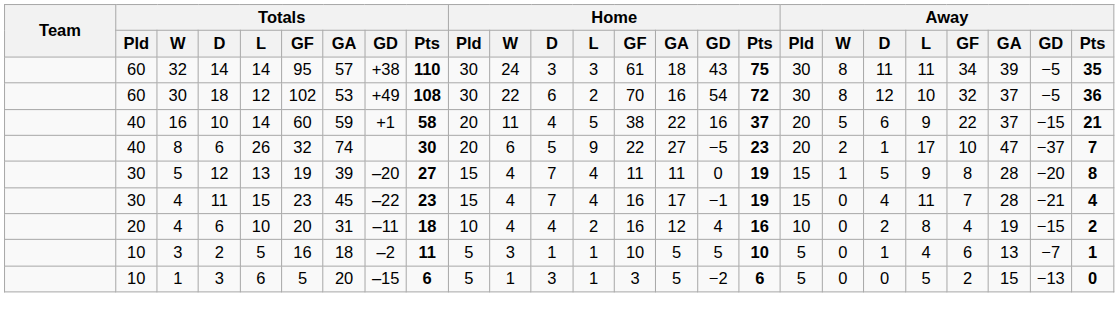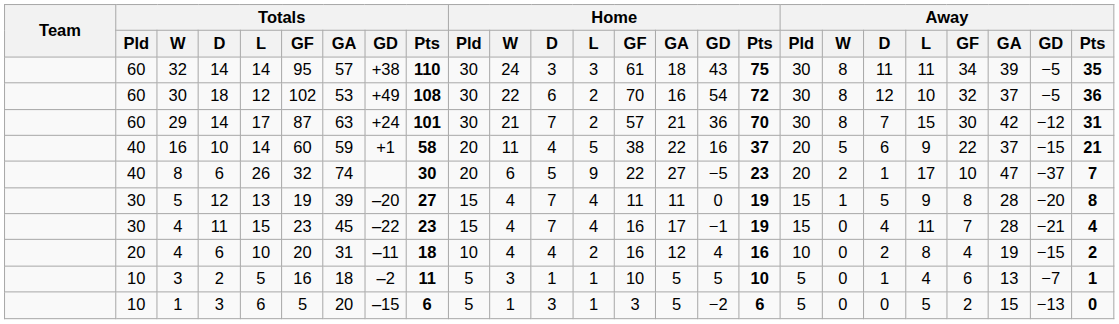+ row: (178, 122)
